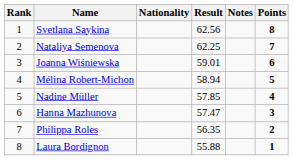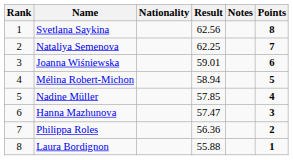(209, 130) 56.35 -> (209, 130) 56.36
